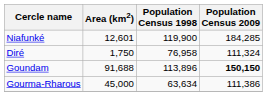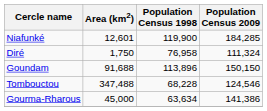(243, 68) bold -> (243, 68) normal
+ row: (33, 83)
(243, 83) 111,386 -> (243, 99) 141,386
